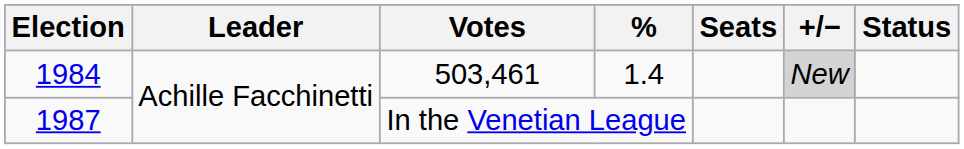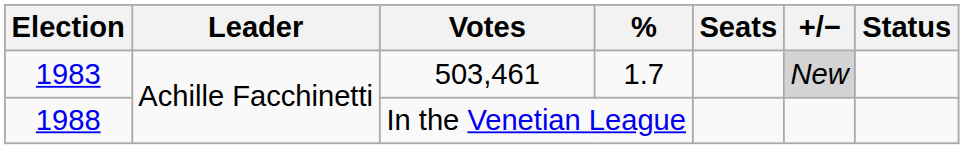(68, 73) 1984 -> (68, 73) 1983
(644, 73) 1.4 -> (644, 73) 1.7
(68, 119) 1987 -> (68, 119) 1988
